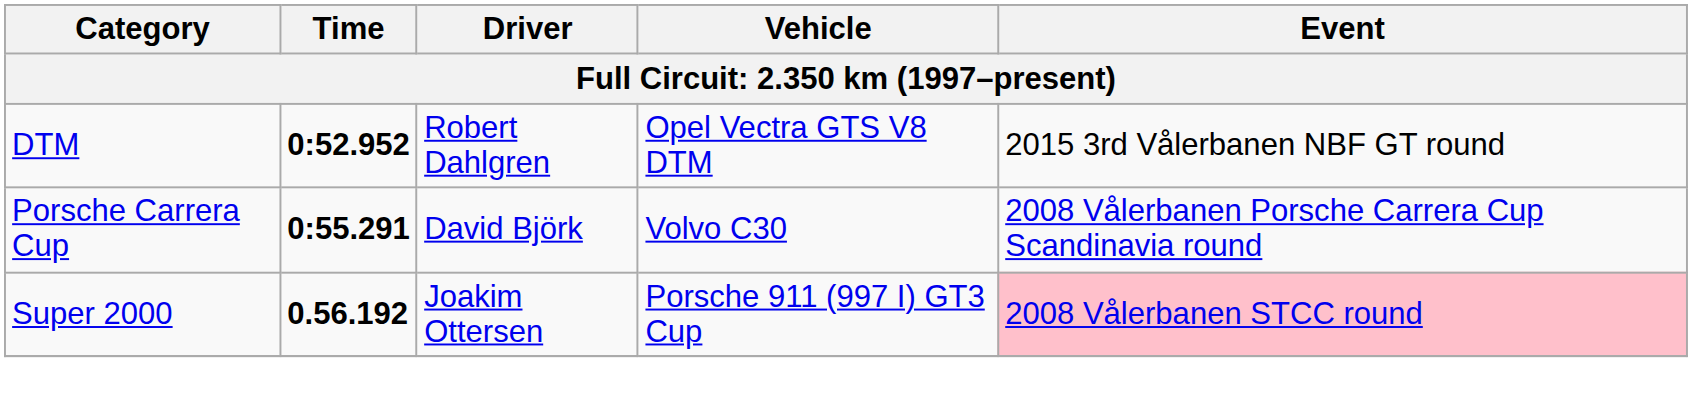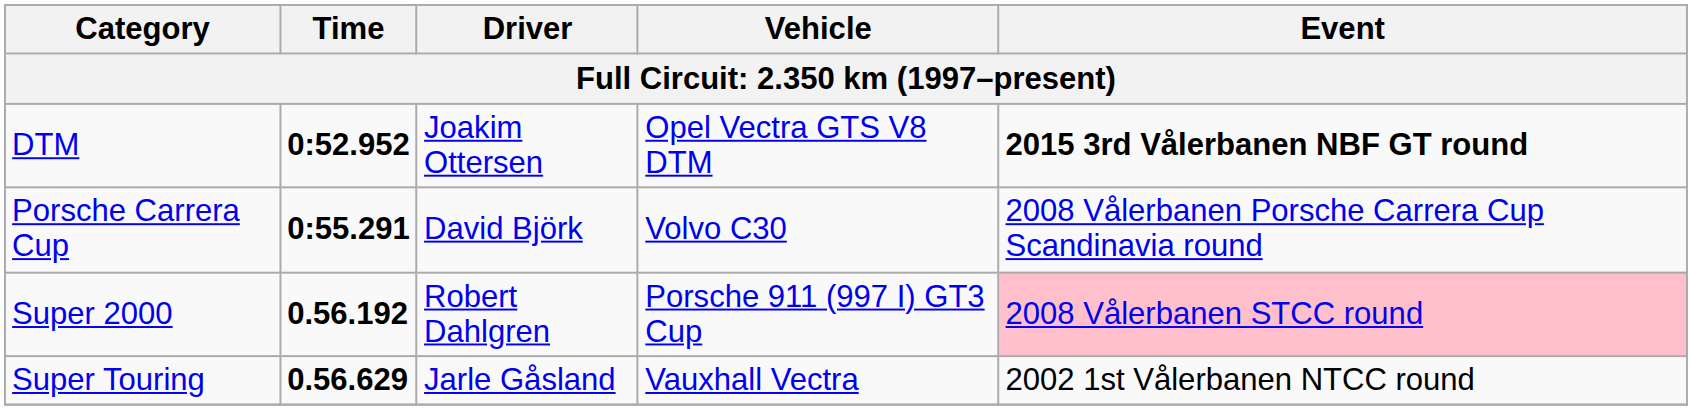(487, 145) Robert Dahlgren -> (484, 145) Joakim Ottersen
(1255, 145) normal -> (1267, 145) bold
(484, 313) Joakim Ottersen -> (487, 313) Robert Dahlgren
+ row: (108, 380)
